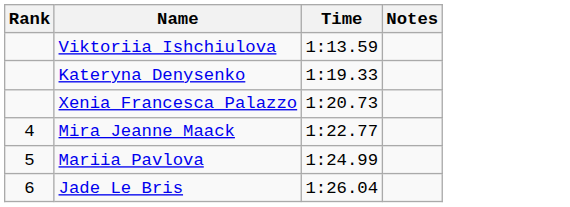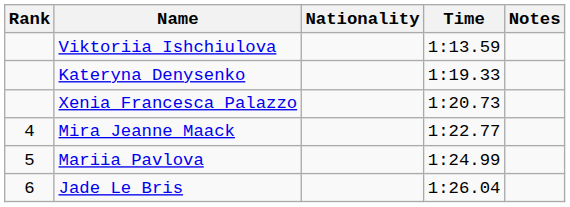+ column: (362, 19)
